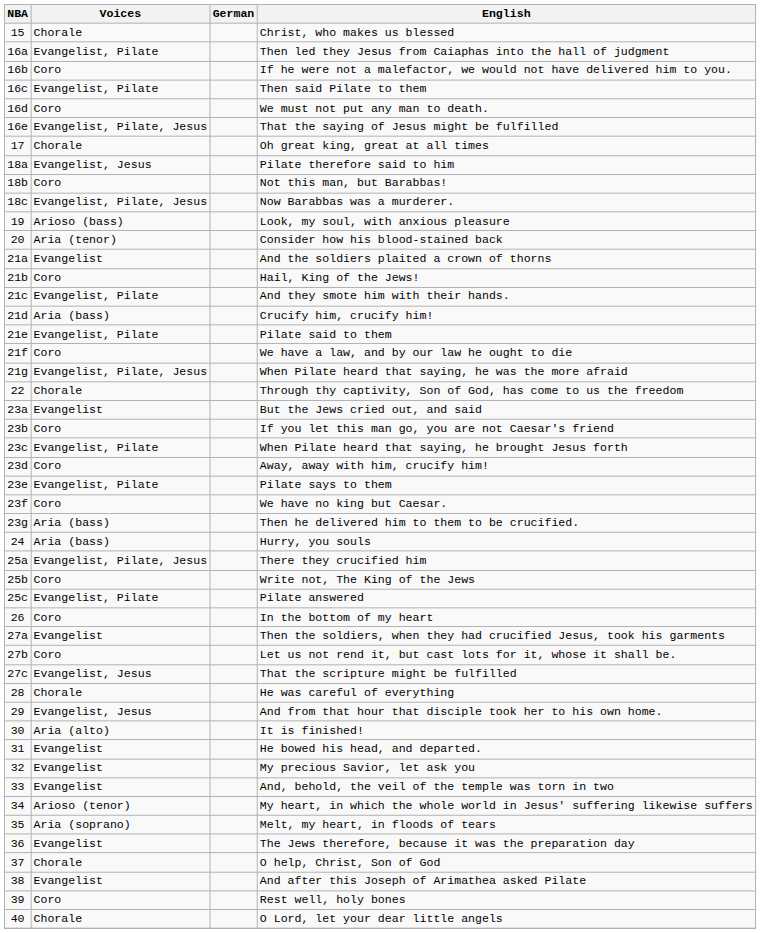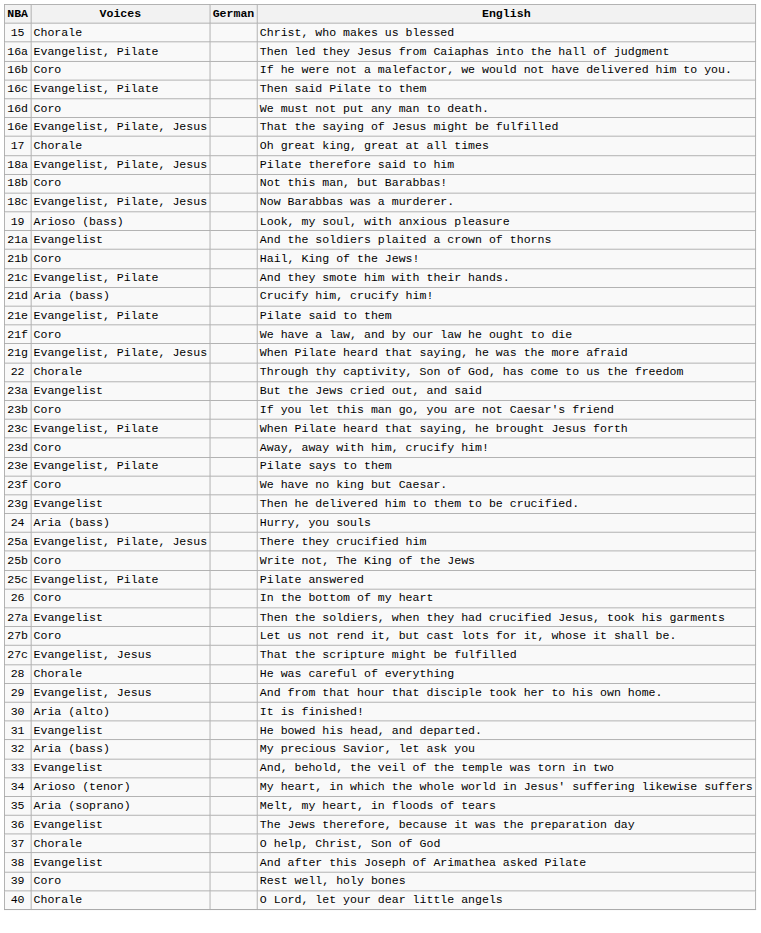(93, 165) Evangelist, Jesus -> (120, 165) Evangelist, Pilate, Jesus
- row: (381, 240)
(72, 523) Aria (bass) -> (68, 504) Evangelist
(68, 768) Evangelist -> (72, 749) Aria (bass)
